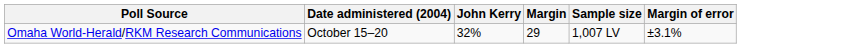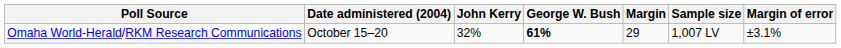+ column: (574, 14)
